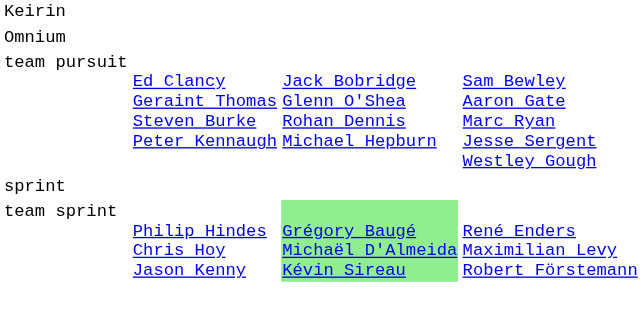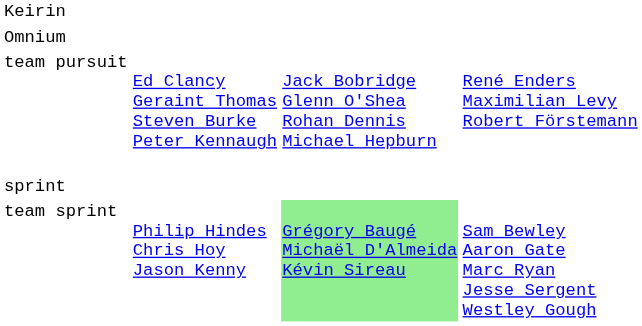(530, 121) Sam Bewley Aaron Gate Marc Ryan Jesse Sergent Westley Gough -> (550, 102) René Enders Maximilian Levy Robert Förstemann
(550, 251) René Enders Maximilian Levy Robert Förstemann -> (530, 271) Sam Bewley Aaron Gate Marc Ryan Jesse Sergent Westley Gough
